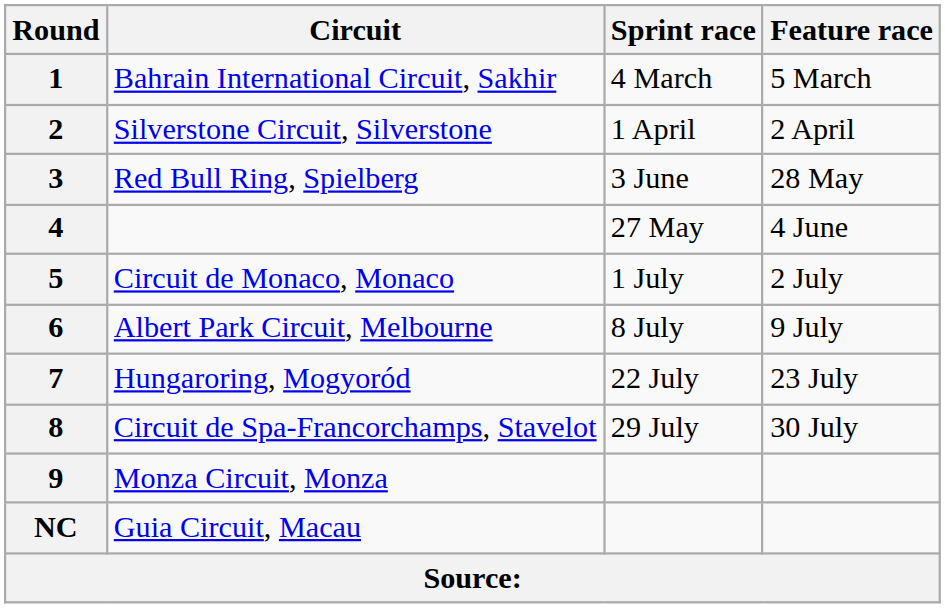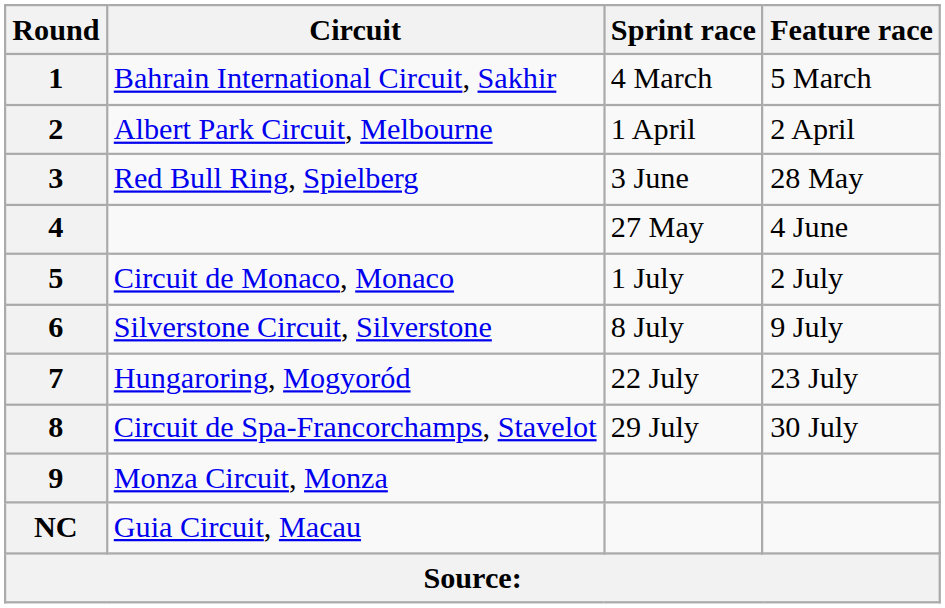(303, 128) Silverstone Circuit, Silverstone -> (303, 128) Albert Park Circuit, Melbourne
(303, 327) Albert Park Circuit, Melbourne -> (303, 327) Silverstone Circuit, Silverstone
